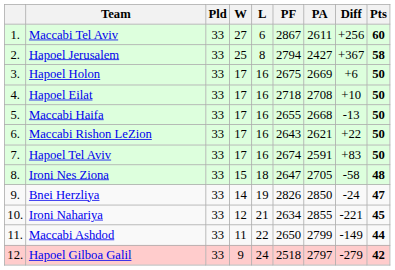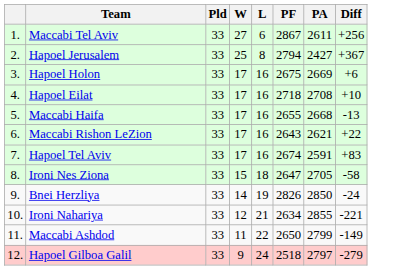- column: (378, 14)
